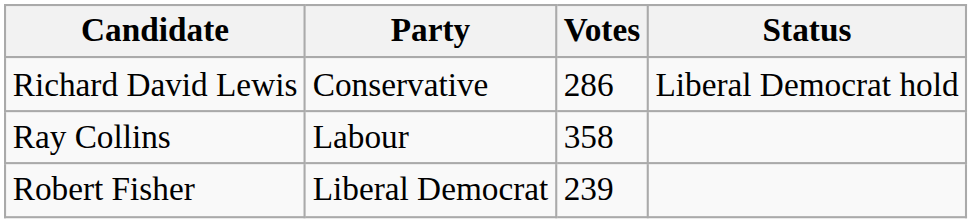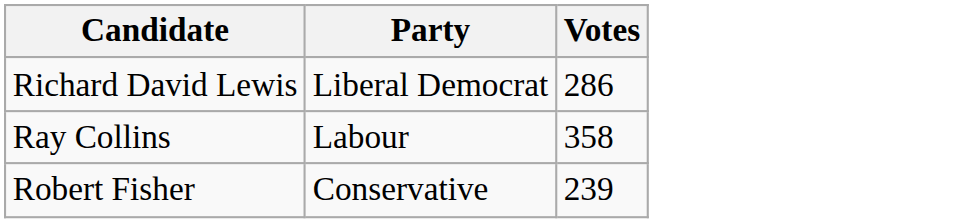- column: (807, 30)
(401, 83) Conservative -> (431, 83) Liberal Democrat
(431, 189) Liberal Democrat -> (401, 189) Conservative
